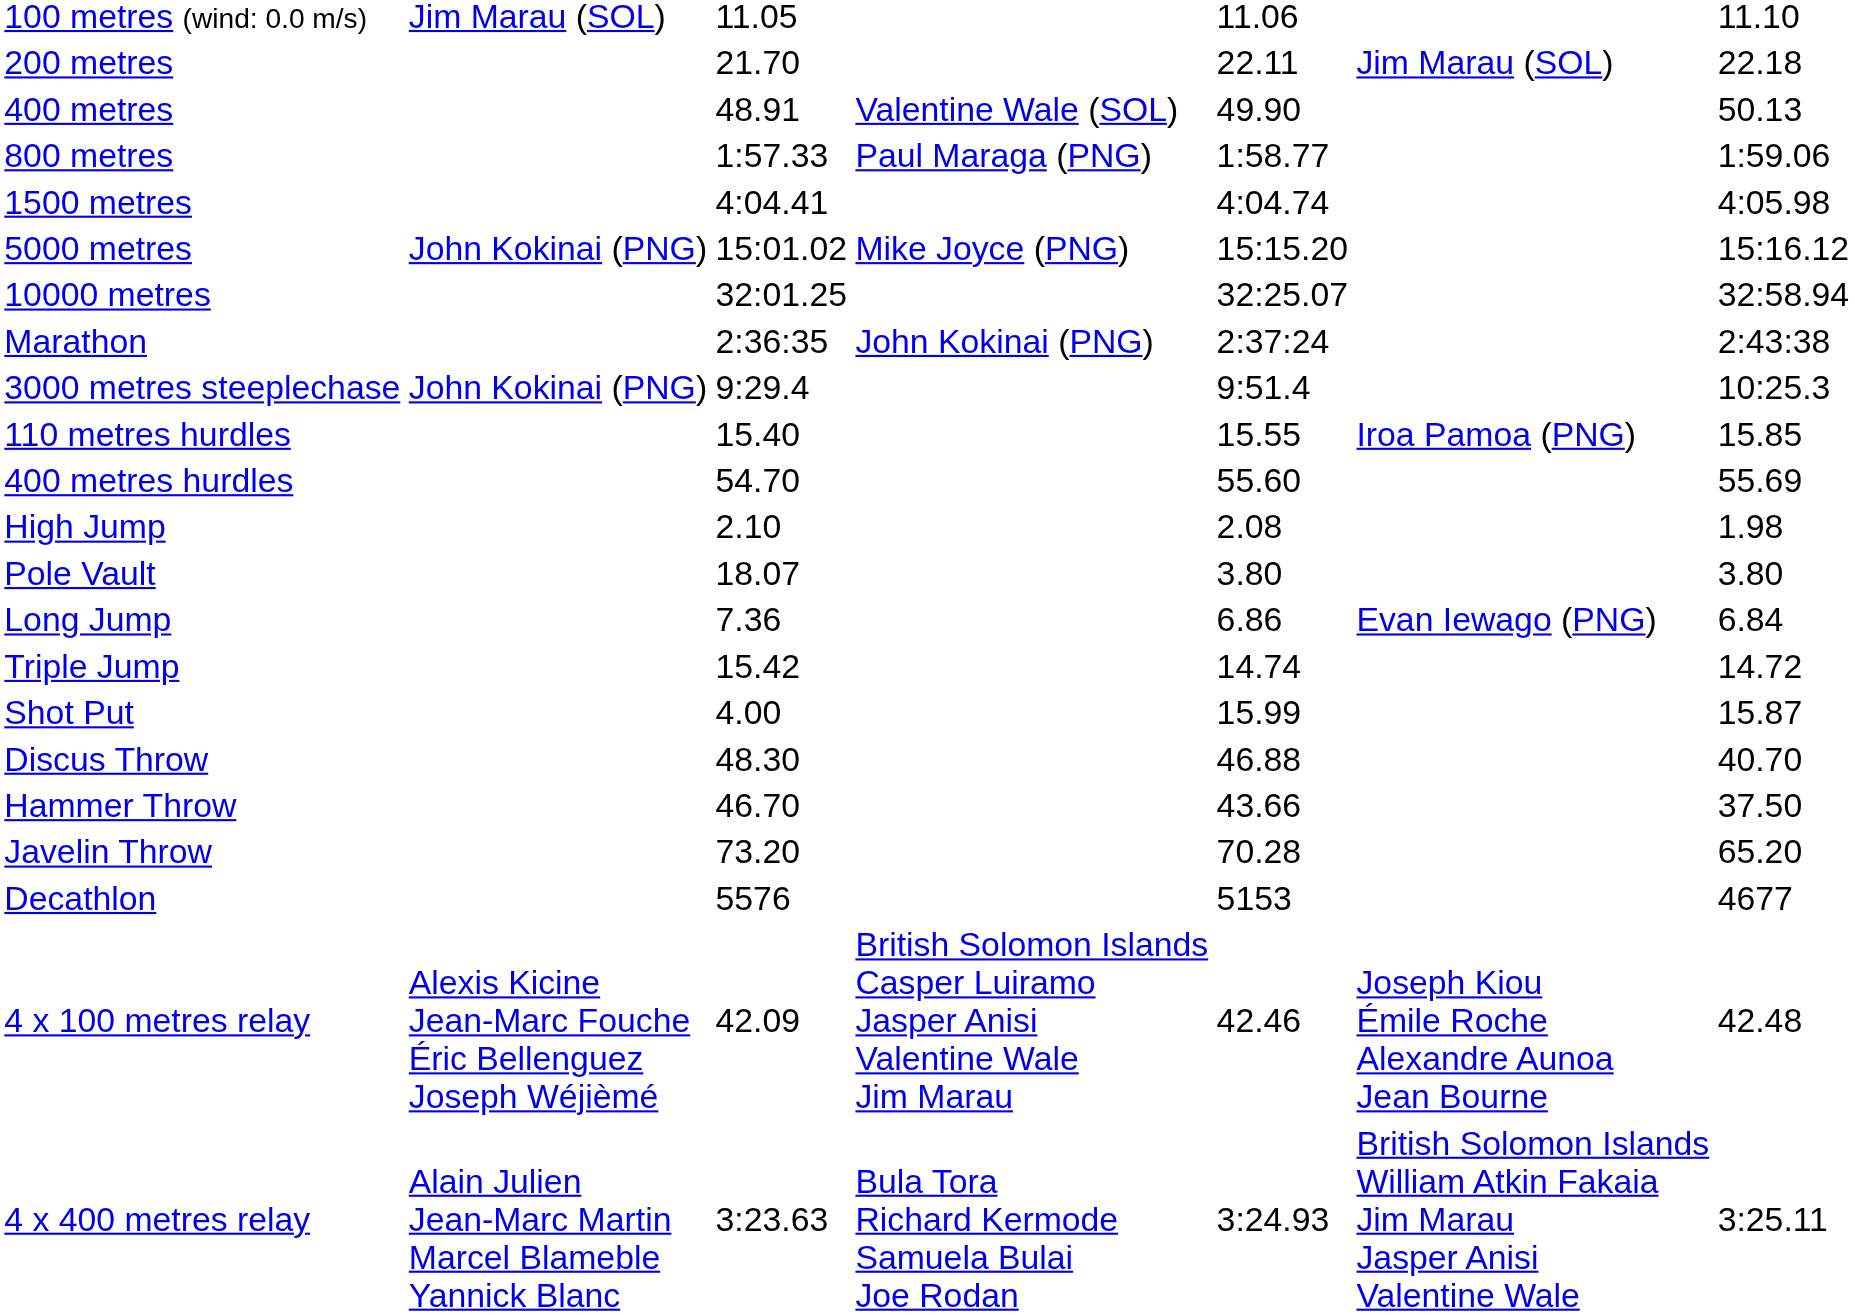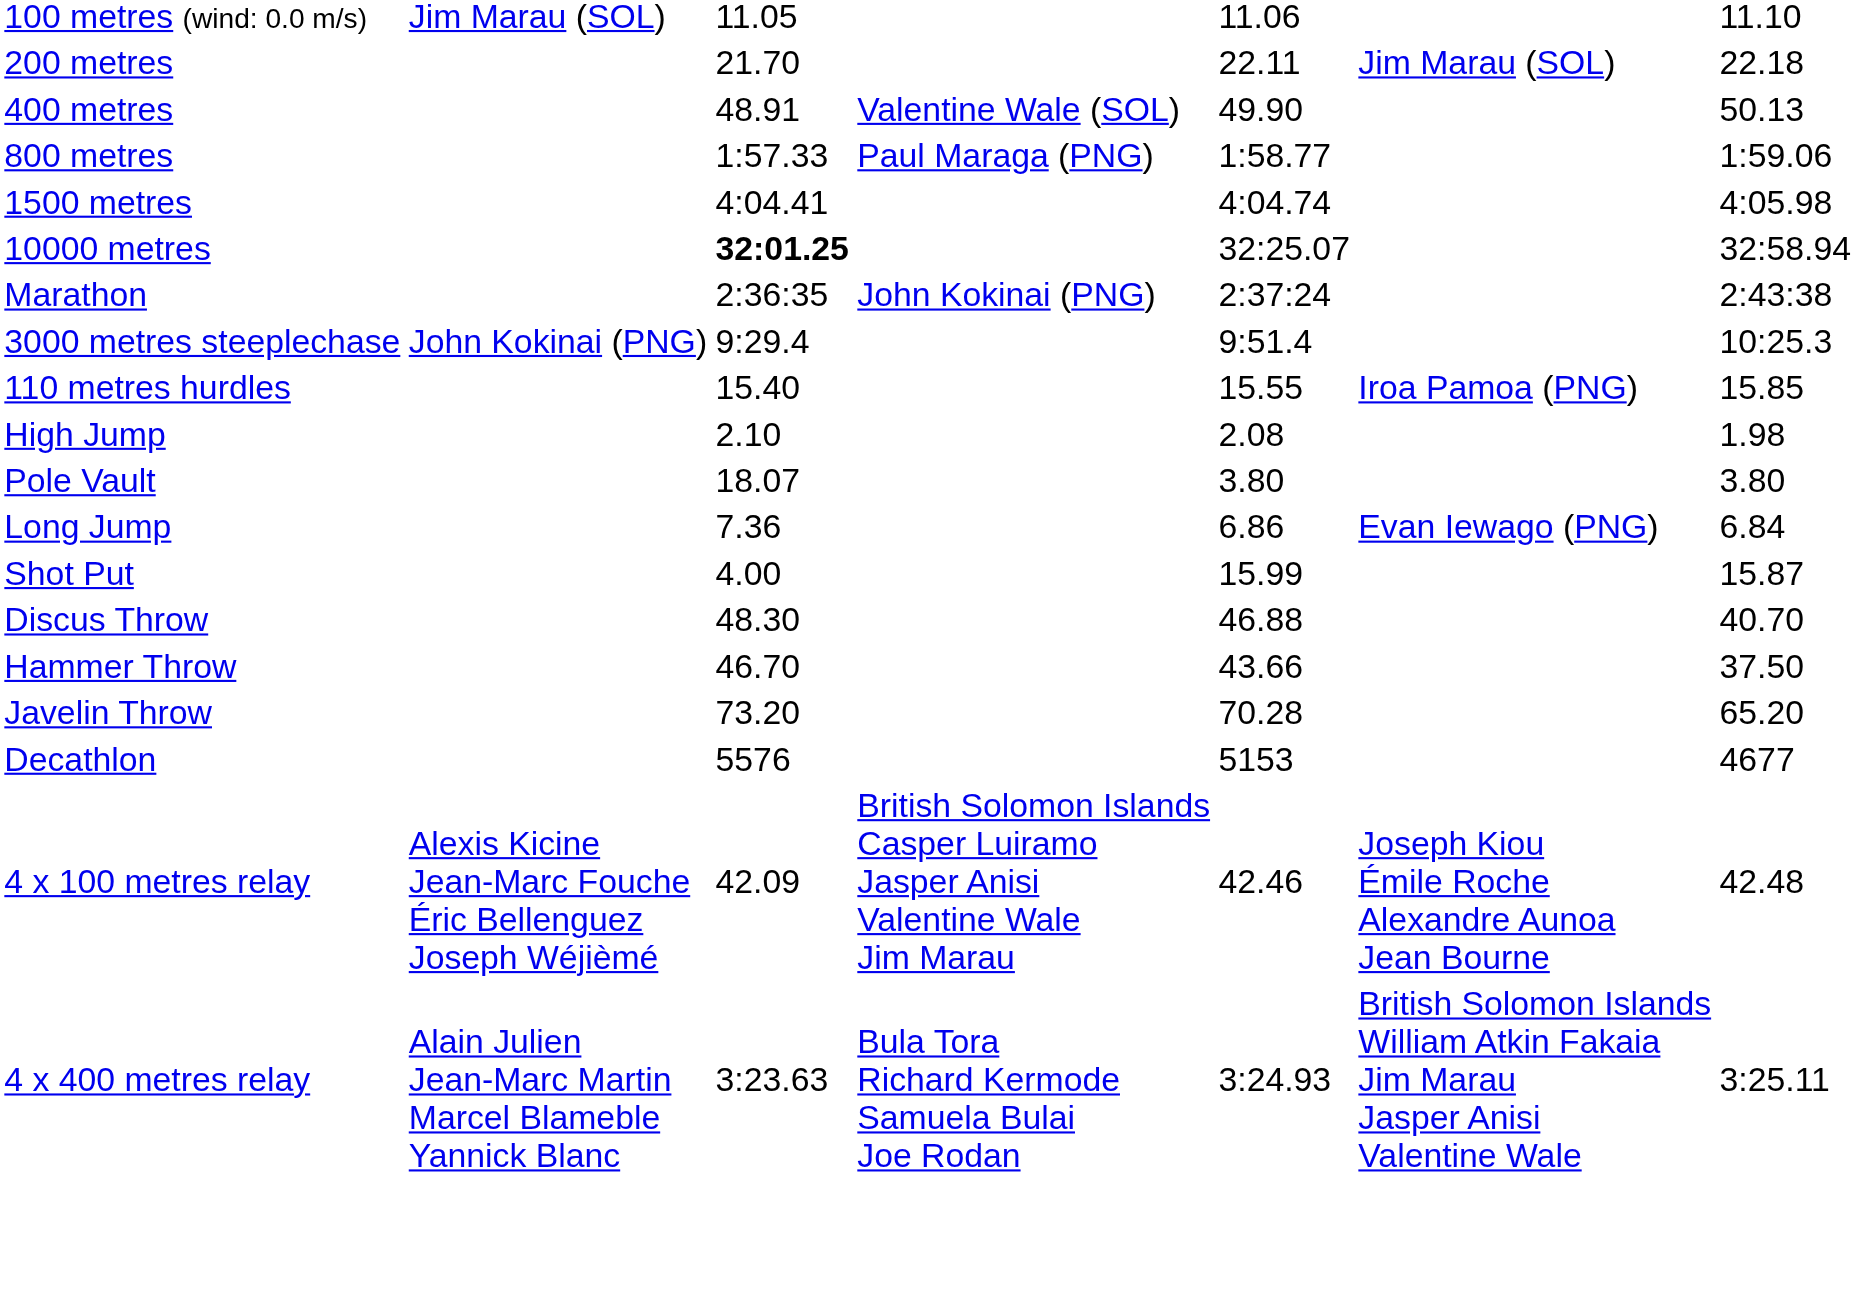- row: (98, 248)
(781, 295) normal -> (782, 248) bold
- row: (149, 480)
- row: (92, 666)
